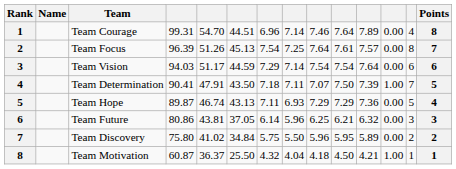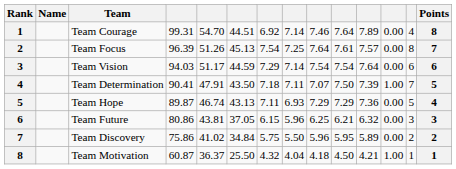(270, 31) 6.96 -> (270, 31) 6.92
(270, 119) 6.14 -> (270, 119) 6.15
(181, 137) 75.80 -> (181, 137) 75.86
